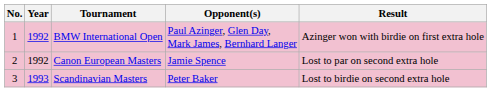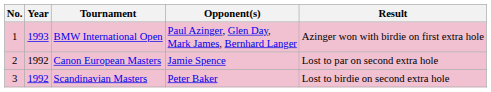(38, 37) 1992 -> (38, 37) 1993
(38, 78) 1993 -> (38, 78) 1992
